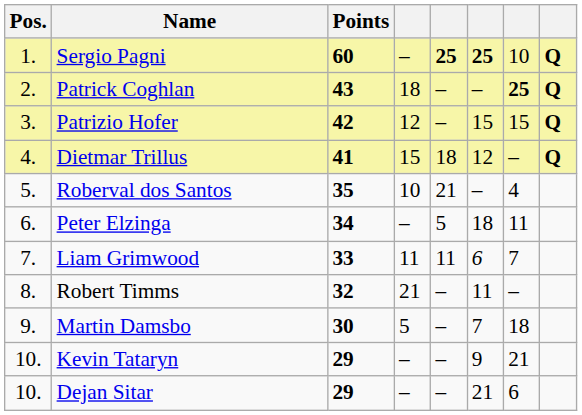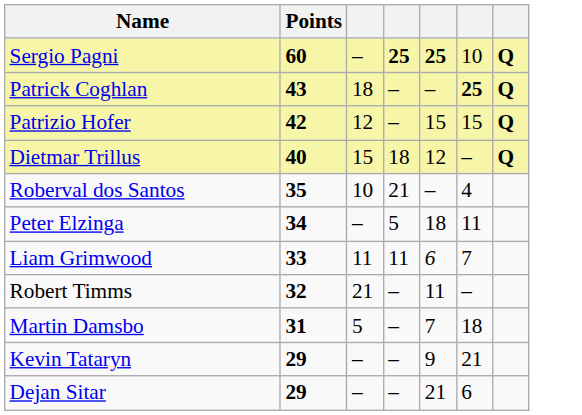- column: (28, 21)
(343, 156) 41 -> (296, 156) 40
(343, 325) 30 -> (296, 325) 31
